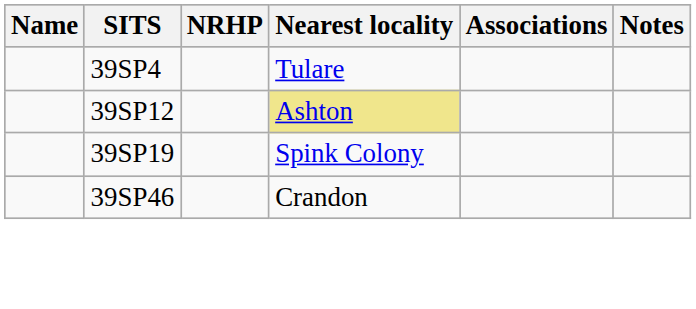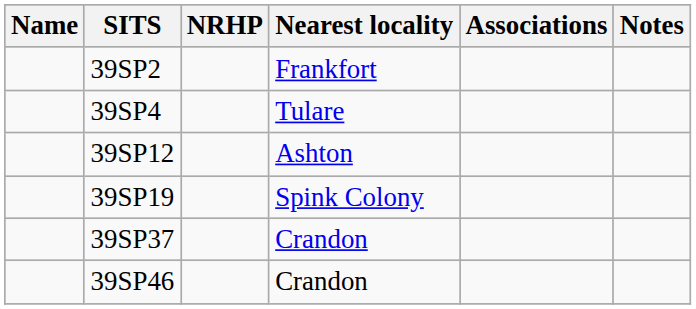+ row: (126, 68)
(314, 111) khaki background -> (314, 153) no background
+ row: (132, 238)
